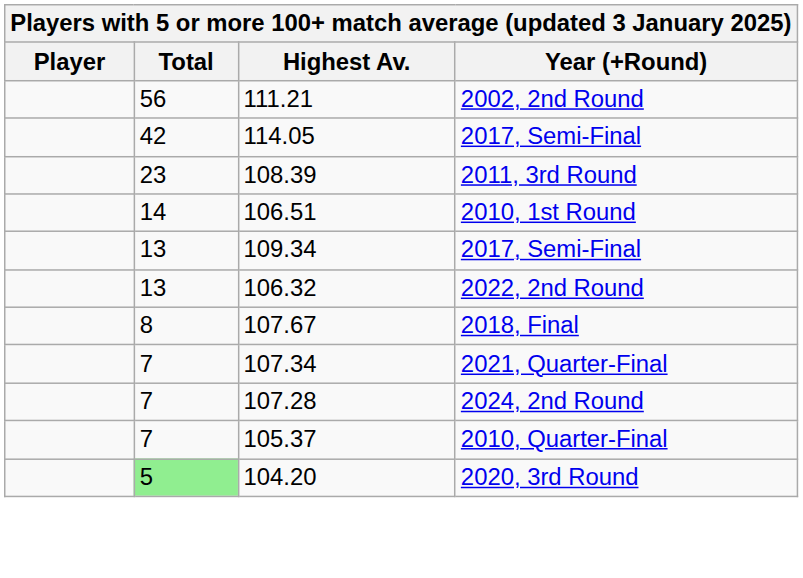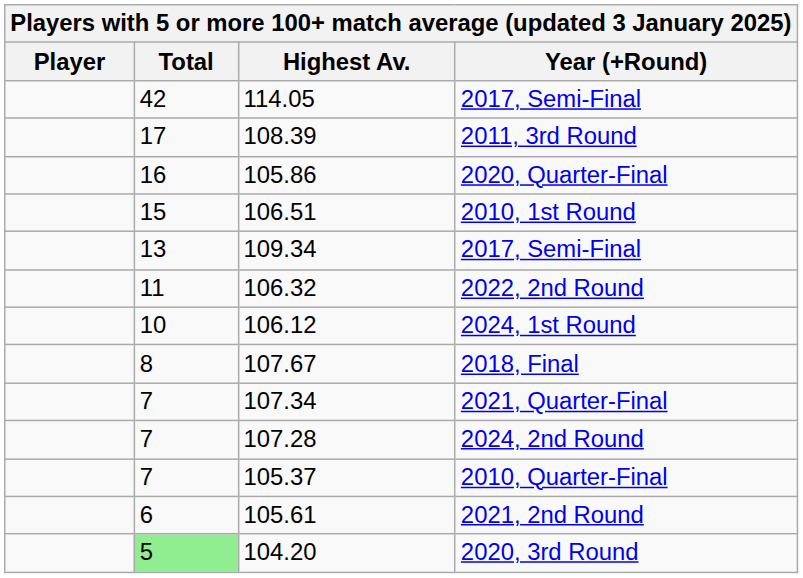- row: (278, 99)
(153, 174) 23 -> (153, 136) 17
+ row: (280, 174)
(153, 212) 14 -> (153, 212) 15
(153, 288) 13 -> (152, 288) 11
+ row: (280, 325)
+ row: (280, 514)
